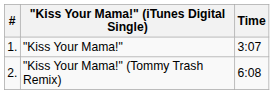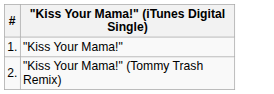- column: (252, 20)
